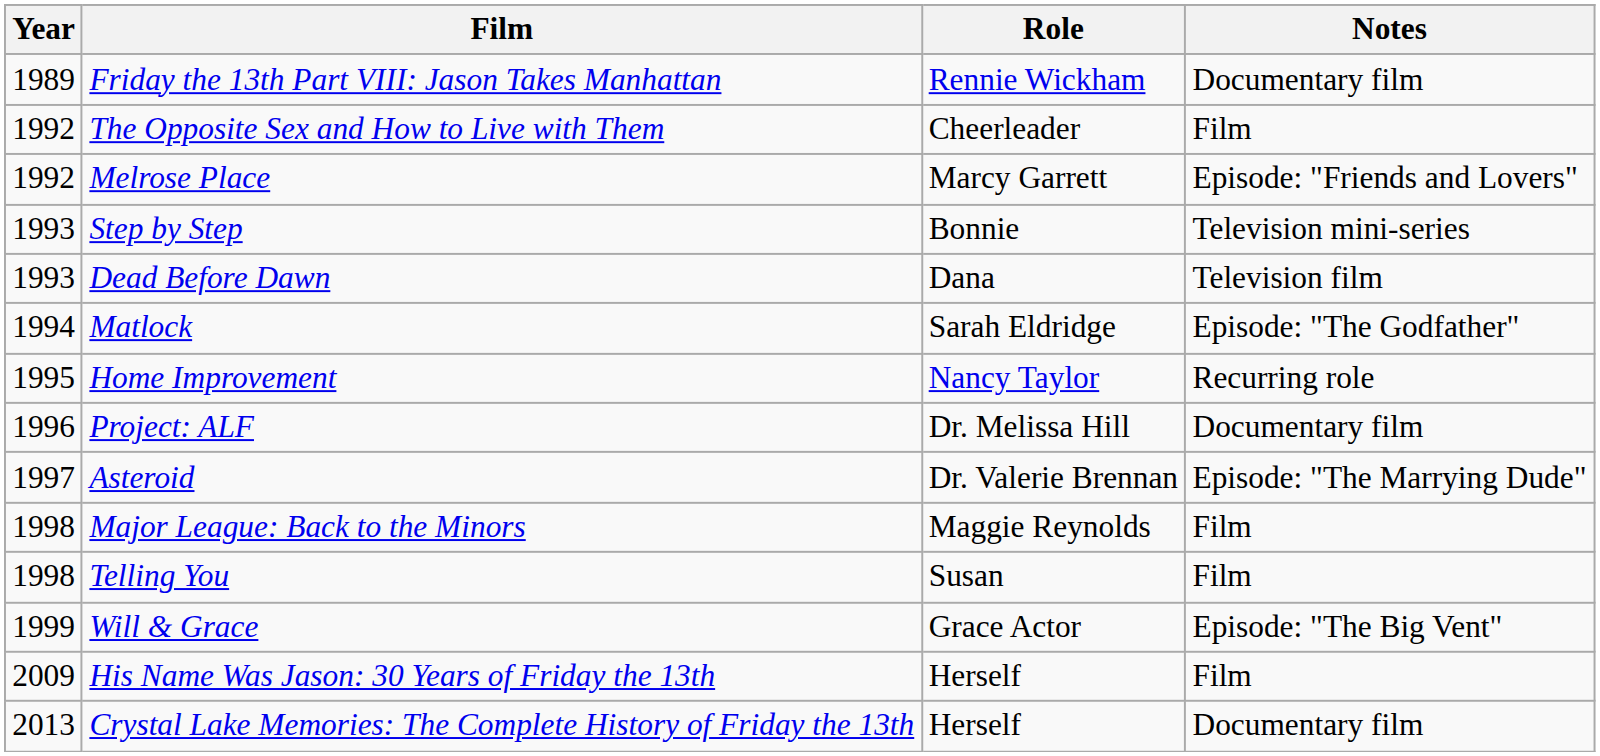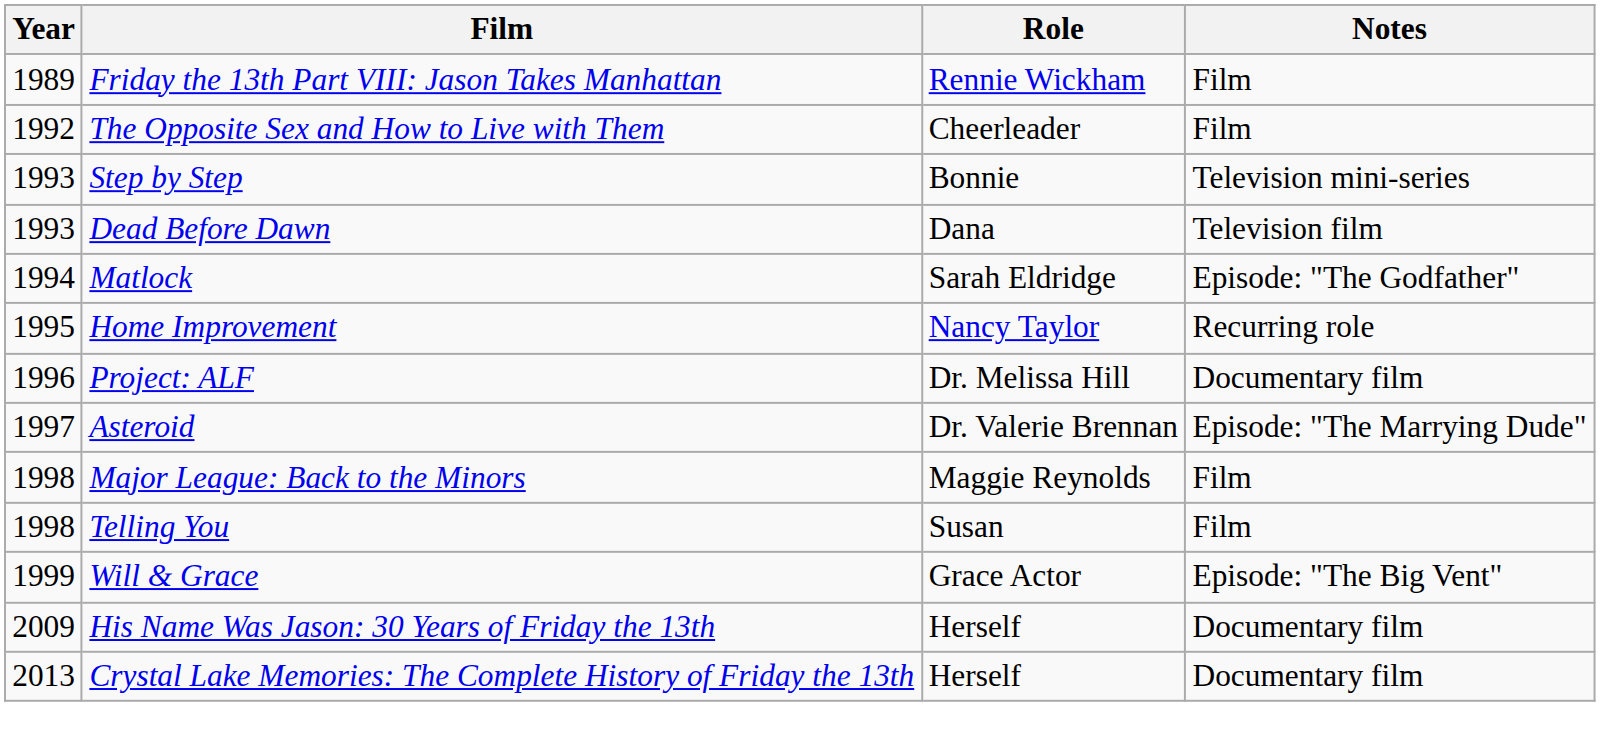(1308, 79) Documentary film -> (1222, 79) Film
- row: (180, 178)
(1222, 675) Film -> (1308, 626) Documentary film
